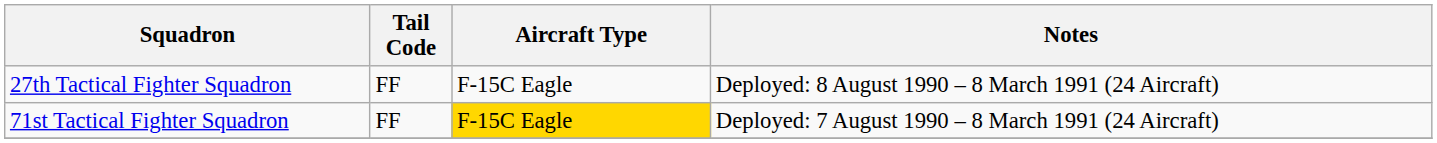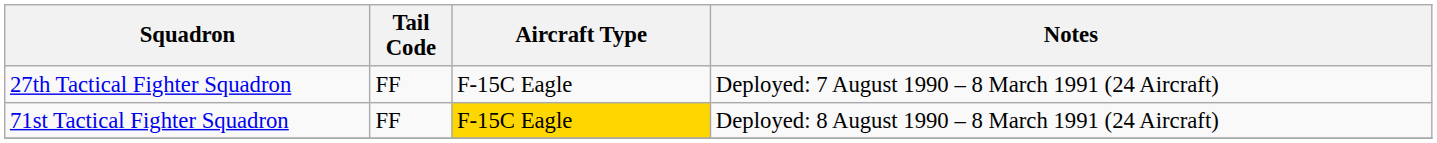(967, 84) Deployed: 8 August 1990 – 8 March 1991 (24 Aircraft) -> (967, 84) Deployed: 7 August 1990 – 8 March 1991 (24 Aircraft)
(967, 120) Deployed: 7 August 1990 – 8 March 1991 (24 Aircraft) -> (967, 120) Deployed: 8 August 1990 – 8 March 1991 (24 Aircraft)
